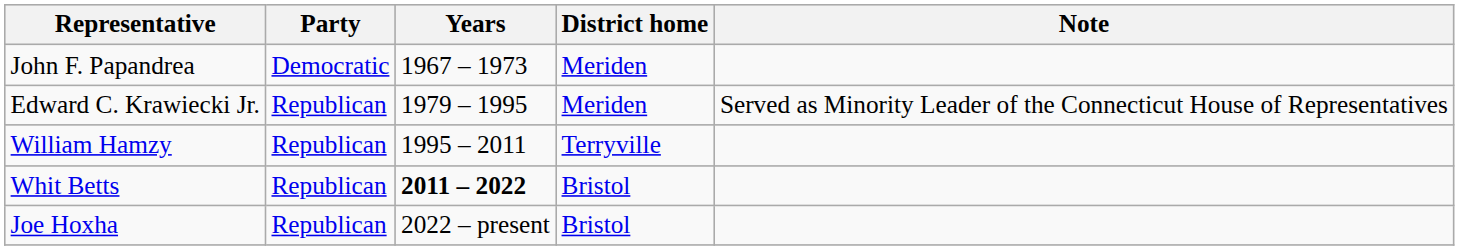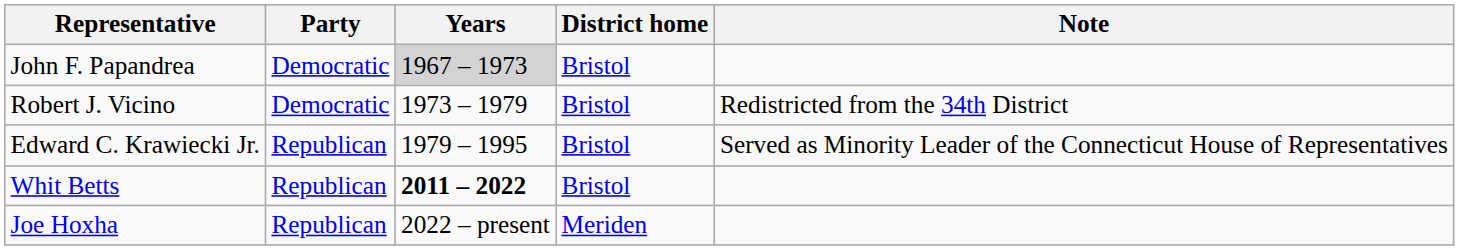(464, 64) no background -> (464, 64) lightgrey background
(604, 64) Meriden -> (596, 64) Bristol
+ row: (93, 104)
(604, 104) Meriden -> (596, 144) Bristol
- row: (91, 144)
(596, 225) Bristol -> (604, 225) Meriden
